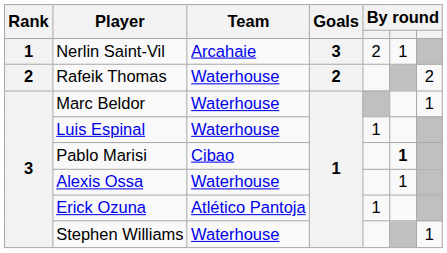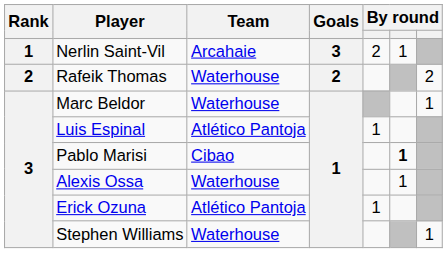(235, 129) Waterhouse -> (248, 129) Atlético Pantoja
